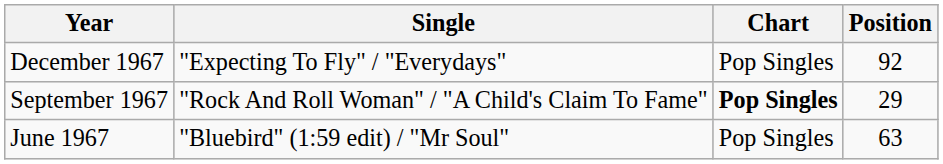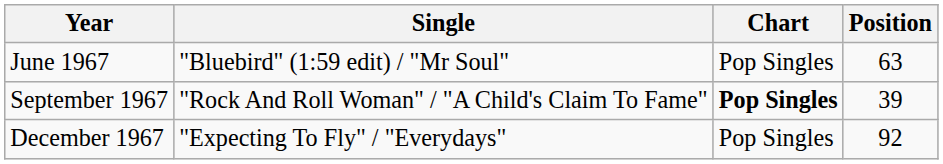rows swapped: (60, 138) <-> (87, 61)
(890, 100) 29 -> (890, 100) 39
